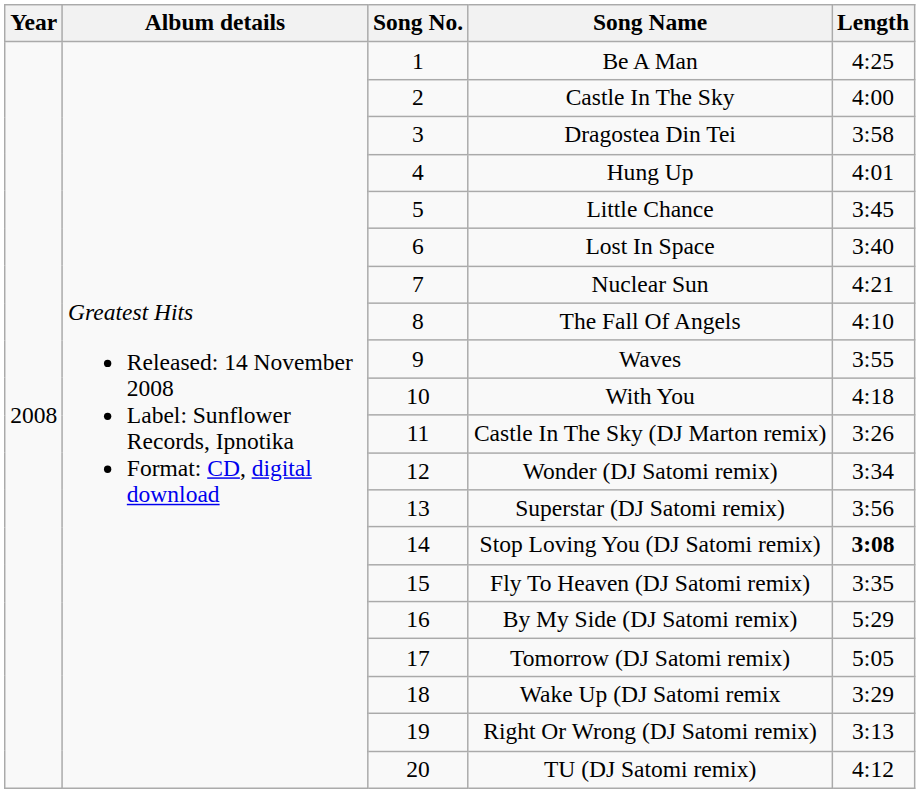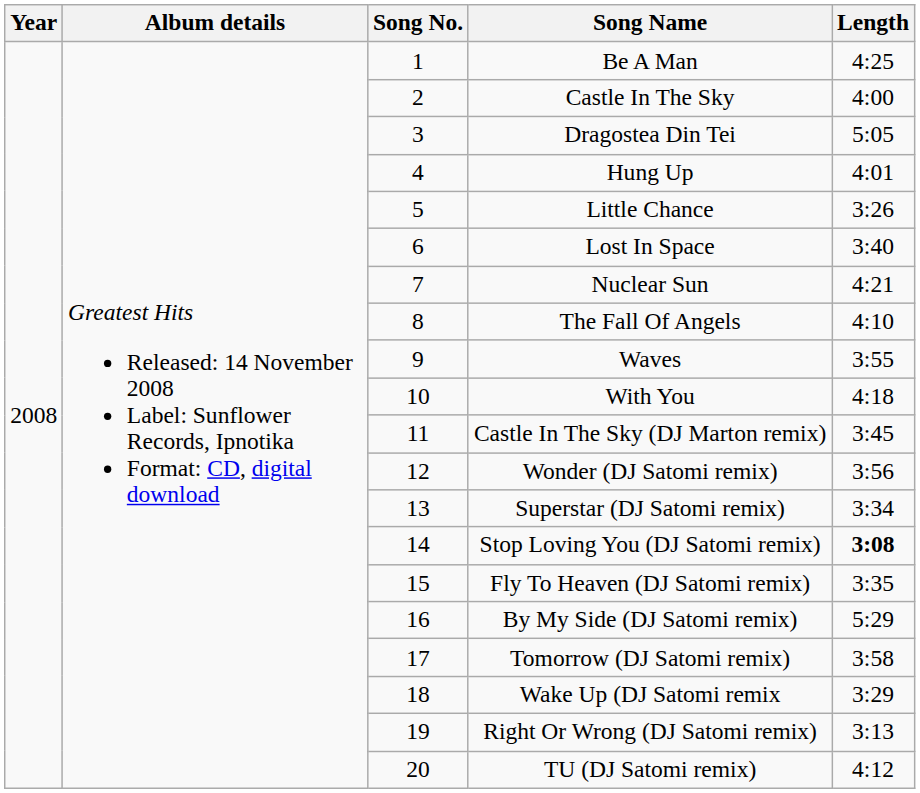(873, 135) 3:58 -> (873, 135) 5:05
(873, 209) 3:45 -> (873, 209) 3:26
(873, 433) 3:26 -> (873, 433) 3:45
(873, 470) 3:34 -> (873, 470) 3:56
(873, 508) 3:56 -> (873, 508) 3:34
(873, 657) 5:05 -> (873, 657) 3:58
